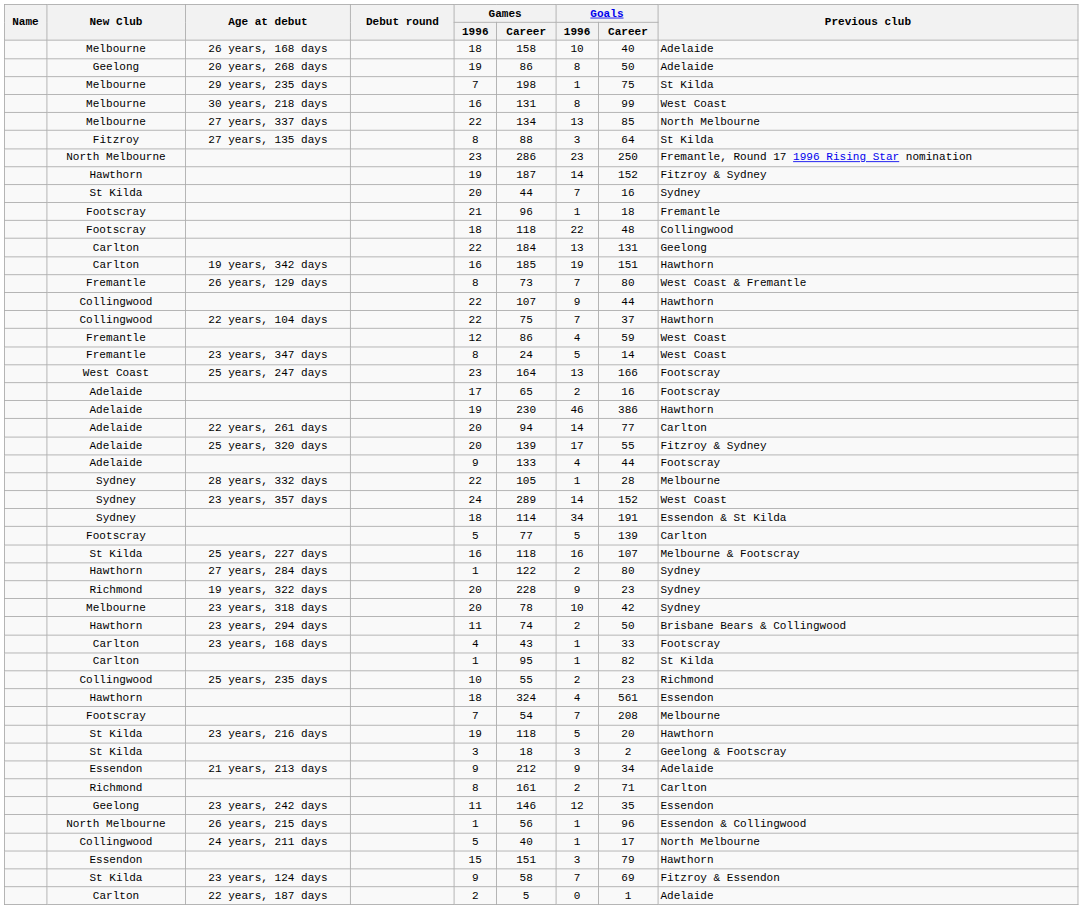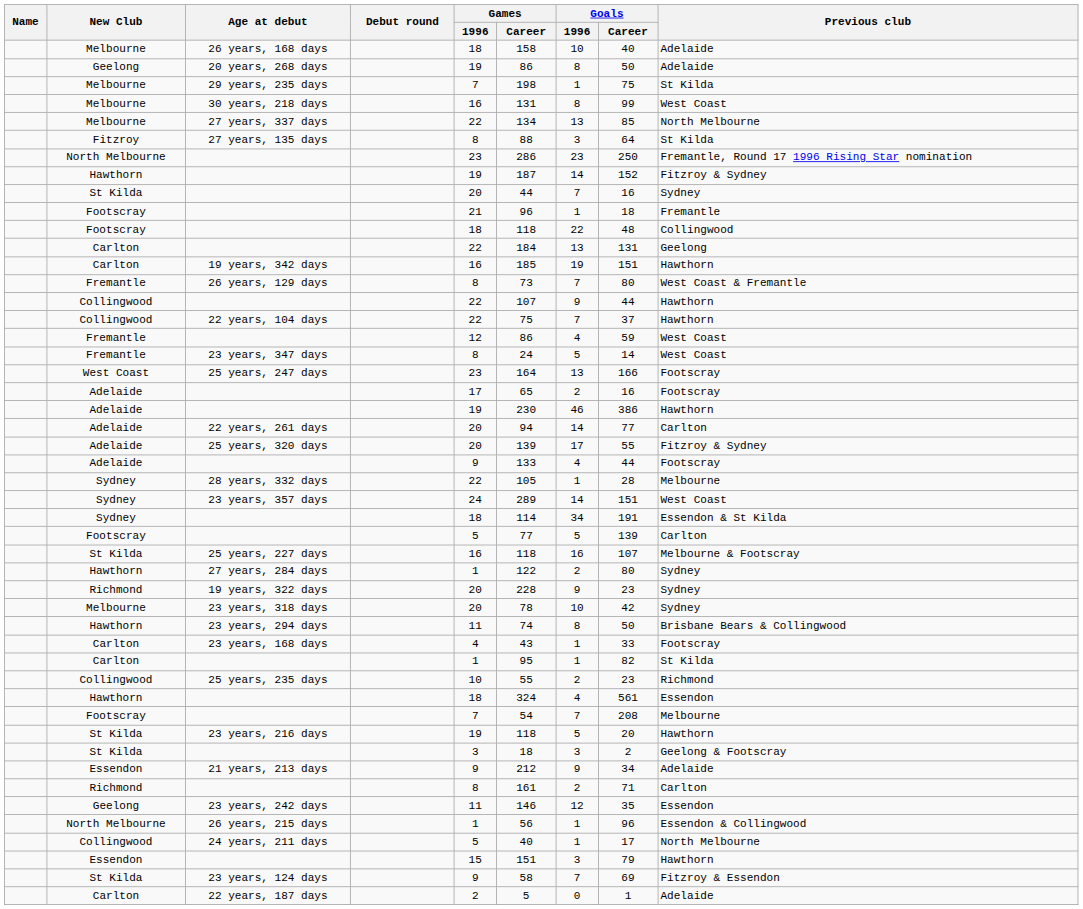(628, 500) 152 -> (628, 500) 151
(577, 626) 2 -> (577, 626) 8
